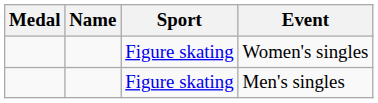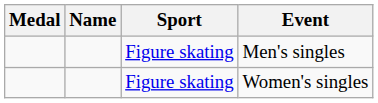rows swapped: (294, 82) <-> (305, 51)
